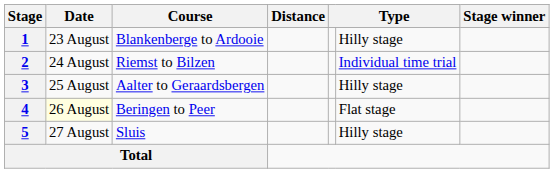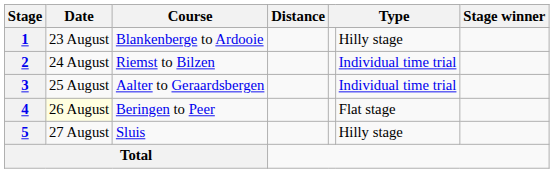(371, 86) Hilly stage -> (398, 86) Individual time trial
